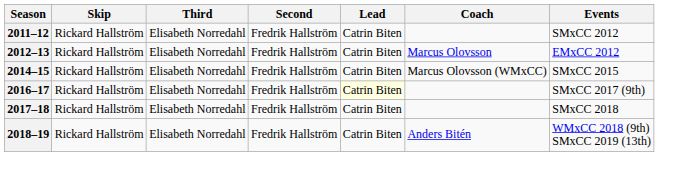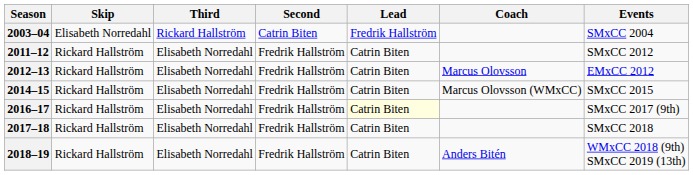+ row: (28, 33)
